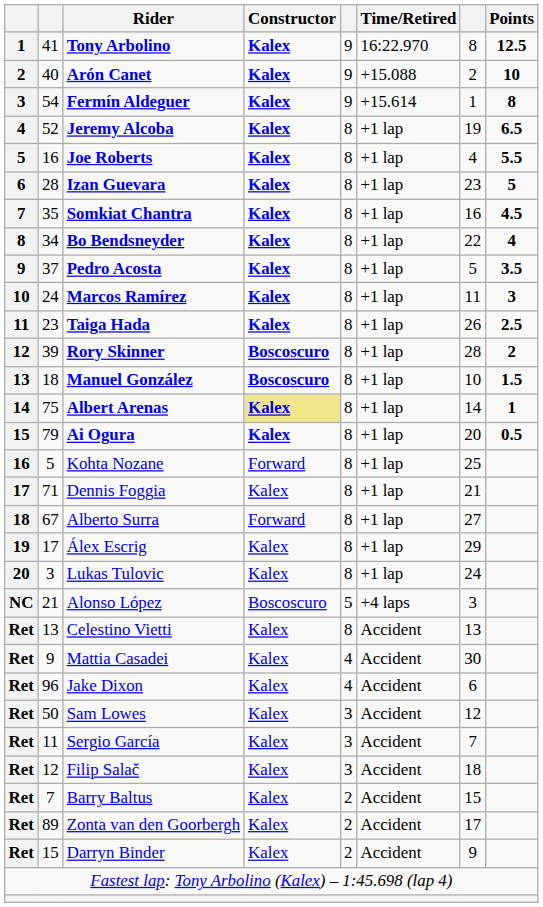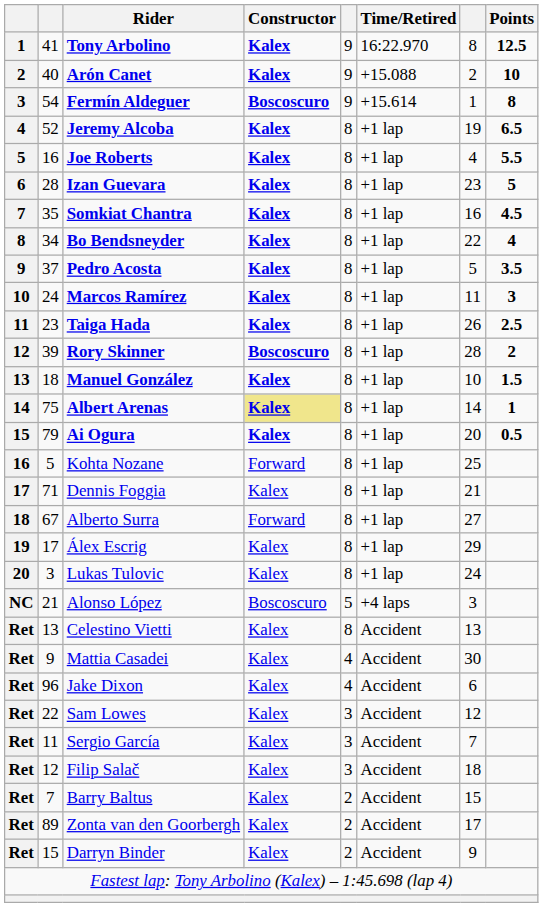(269, 101) Kalex -> (289, 101) Boscoscuro
(289, 379) Boscoscuro -> (269, 379) Kalex
(50, 713) 50 -> (50, 713) 22
